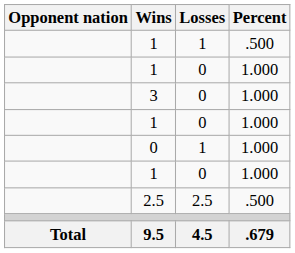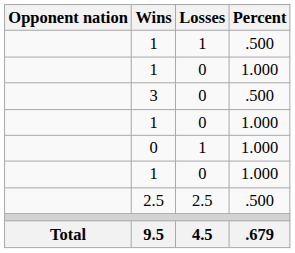(260, 95) 1.000 -> (260, 95) .500
